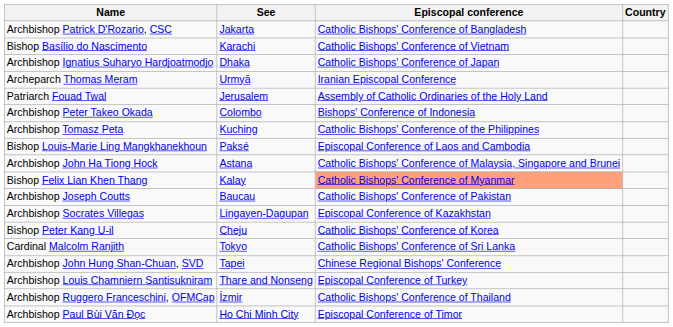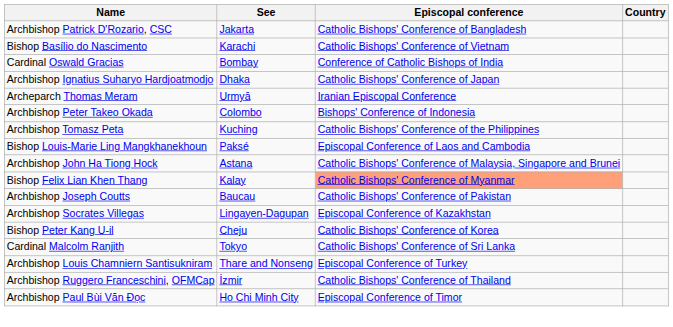+ row: (65, 63)
- row: (57, 96)
- row: (105, 264)
